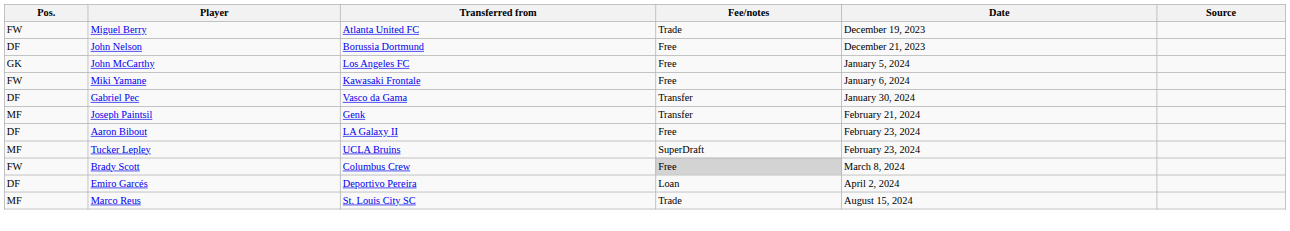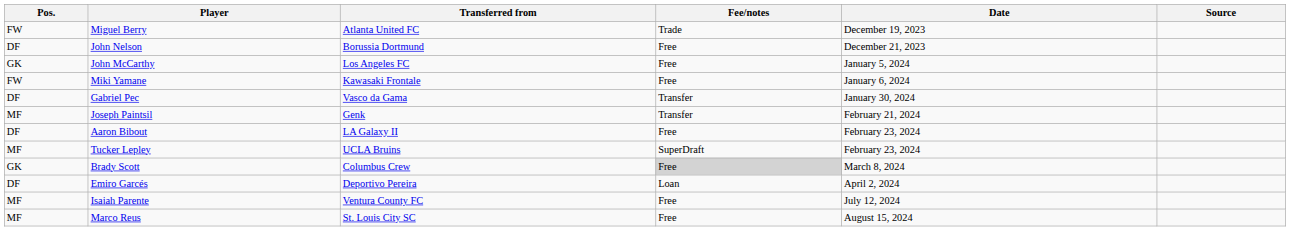(14, 166) FW -> (14, 166) GK
+ row: (120, 200)
(670, 200) Trade -> (667, 217) Free
